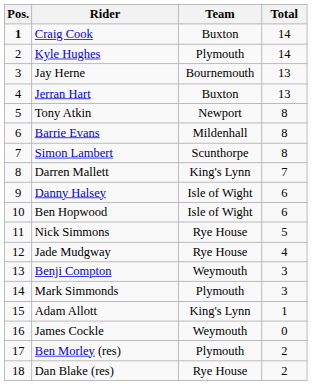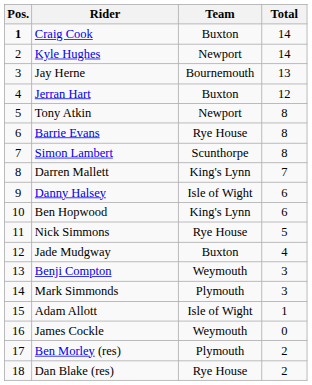(220, 53) Plymouth -> (220, 53) Newport
(284, 93) 13 -> (284, 93) 12
(220, 133) Mildenhall -> (220, 133) Rye House
(220, 212) Isle of Wight -> (220, 212) King's Lynn
(220, 251) Rye House -> (220, 251) Buxton
(220, 311) King's Lynn -> (220, 311) Isle of Wight
